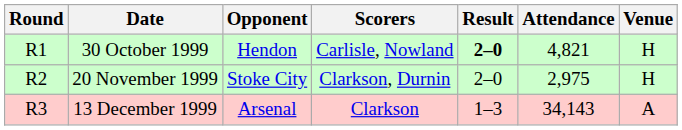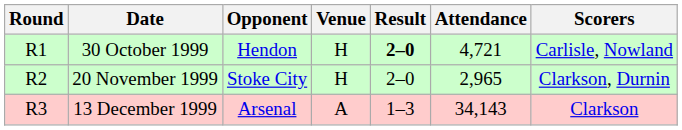columns swapped: (648, 19) <-> (385, 19)
(569, 49) 4,821 -> (481, 49) 4,721
(569, 79) 2,975 -> (481, 79) 2,965
